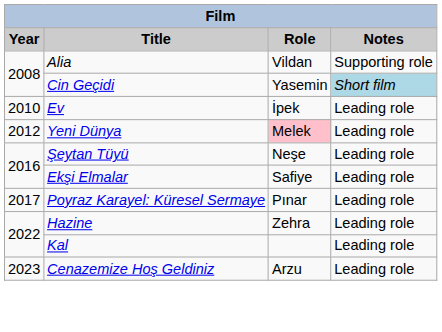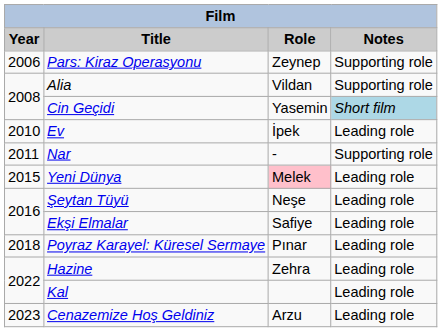+ row: (124, 62)
+ row: (59, 154)
(24, 131) 2012 -> (24, 177) 2015
(24, 200) 2017 -> (24, 246) 2018
